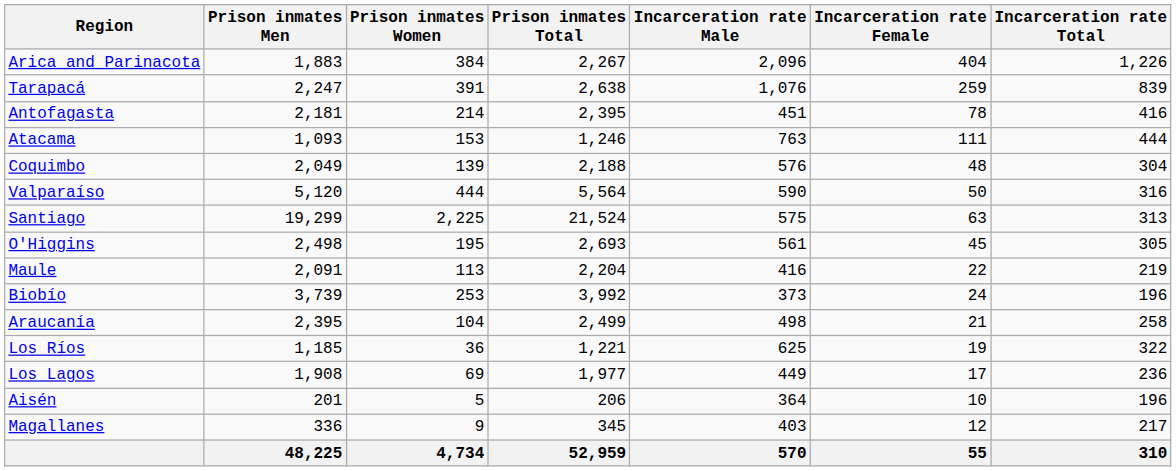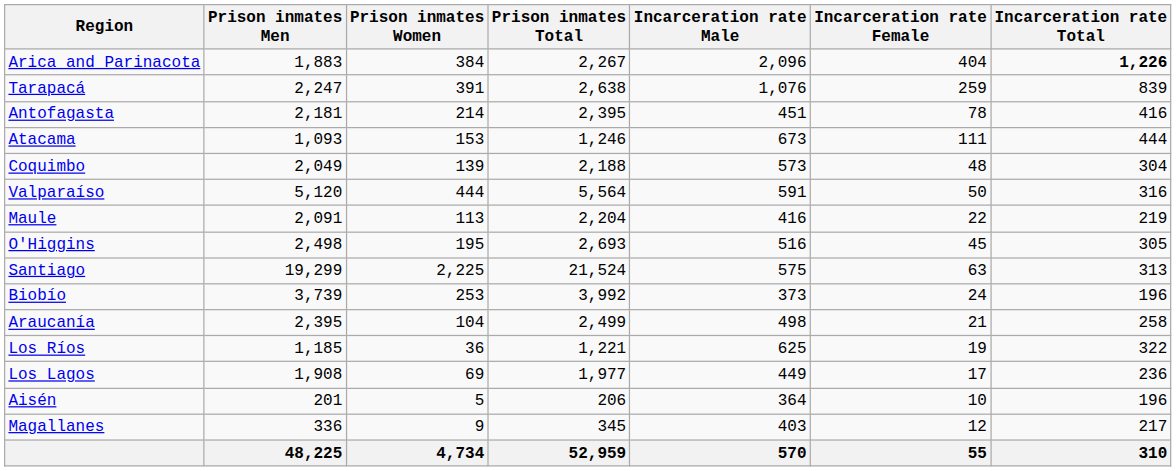(1143, 62) normal -> (1143, 62) bold
(792, 140) 763 -> (792, 140) 673
(792, 166) 576 -> (792, 166) 573
(792, 192) 590 -> (792, 192) 591
rows swapped: (47, 219) <-> (32, 271)
(792, 245) 561 -> (792, 245) 516
